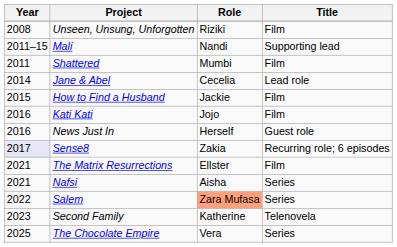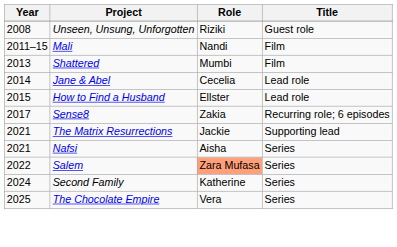(275, 30) Film -> (289, 30) Guest role
(302, 47) Supporting lead -> (275, 47) Film
(18, 64) 2011 -> (19, 64) 2013
(215, 98) Jackie -> (214, 98) Ellster
(275, 98) Film -> (287, 98) Lead role
- row: (73, 115)
- row: (83, 132)
(19, 149) lavender background -> (19, 115) no background
(214, 166) Ellster -> (215, 132) Jackie
(275, 166) Film -> (302, 132) Supporting lead
(19, 217) 2023 -> (19, 183) 2024
(290, 217) Telenovela -> (280, 183) Series
